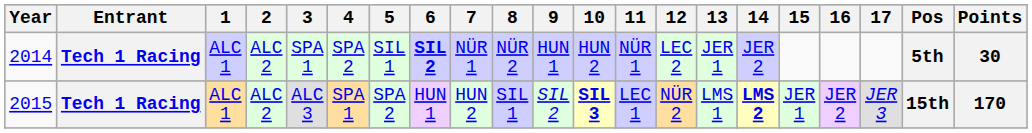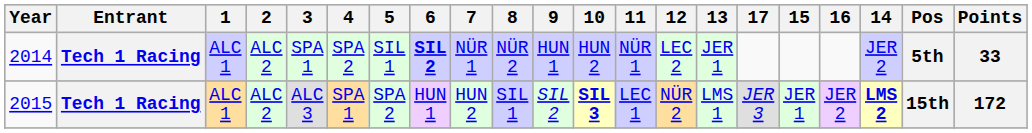columns swapped: (758, 19) <-> (881, 19)
(990, 57) 30 -> (990, 57) 33
(990, 105) 170 -> (990, 105) 172
